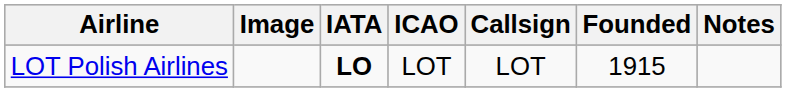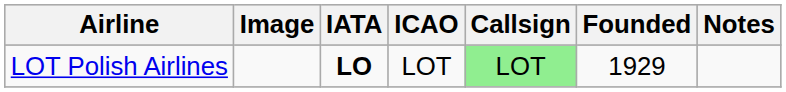(521, 65) no background -> (521, 65) lightgreen background
(637, 65) 1915 -> (637, 65) 1929
